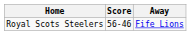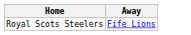- column: (119, 11)
